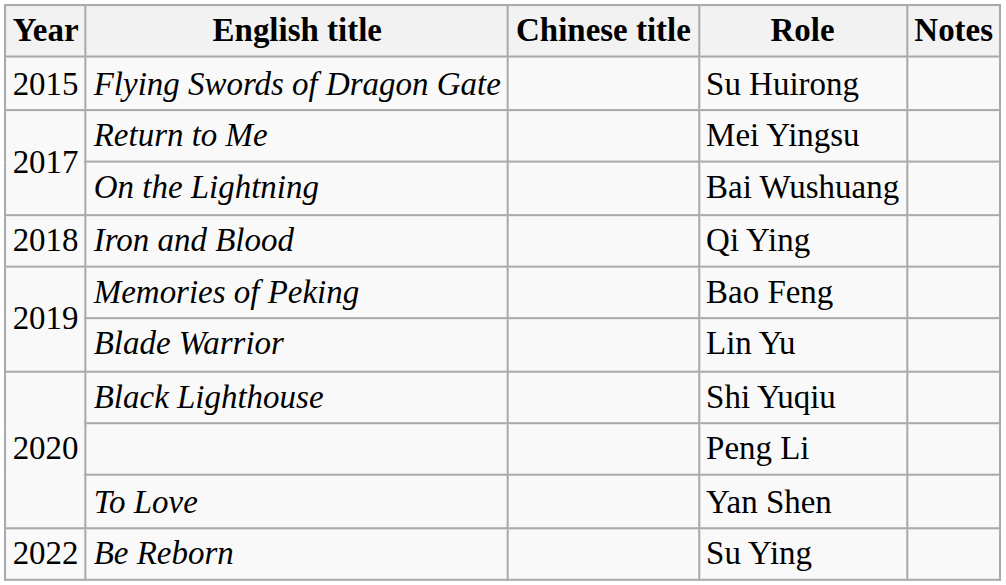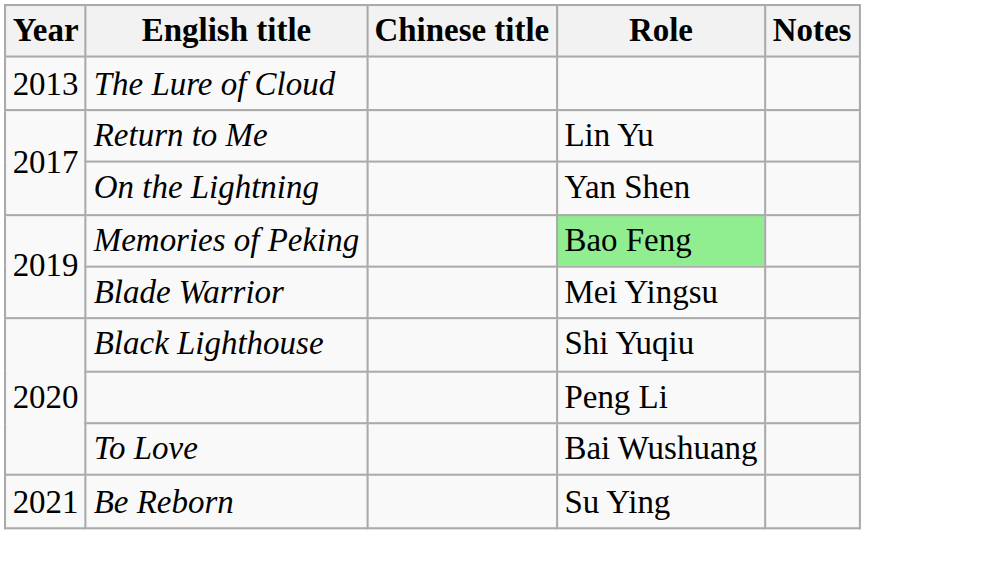+ row: (214, 82)
- row: (297, 82)
(783, 135) Mei Yingsu -> (609, 135) Lin Yu
(803, 187) Bai Wushuang -> (627, 187) Yan Shen
- row: (194, 239)
(770, 291) no background -> (628, 239) lightgreen background
(751, 344) Lin Yu -> (641, 291) Mei Yingsu
(769, 501) Yan Shen -> (661, 448) Bai Wushuang
(46, 553) 2022 -> (46, 501) 2021
